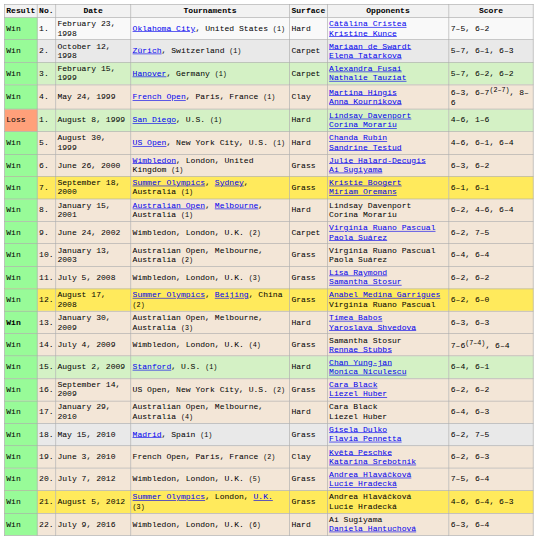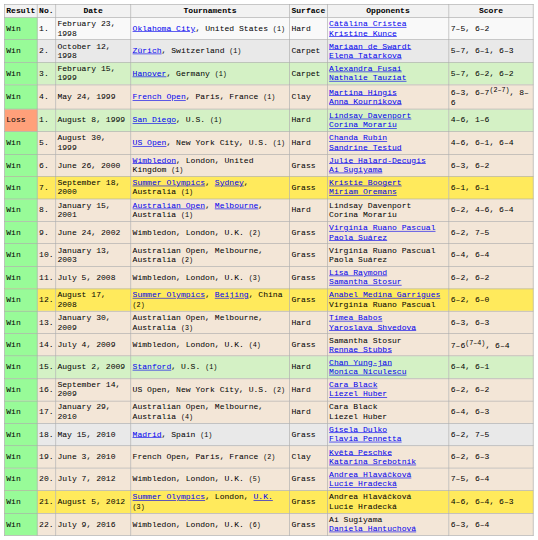(306, 233) Carpet -> (304, 233) Grass
(13, 322) bold -> (13, 322) normal
(304, 390) Grass -> (301, 390) Hard
(301, 524) Hard -> (304, 524) Grass
